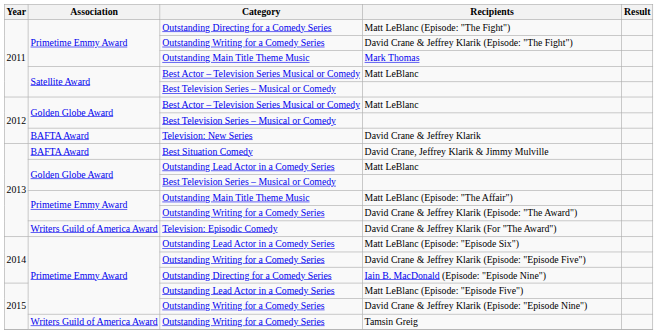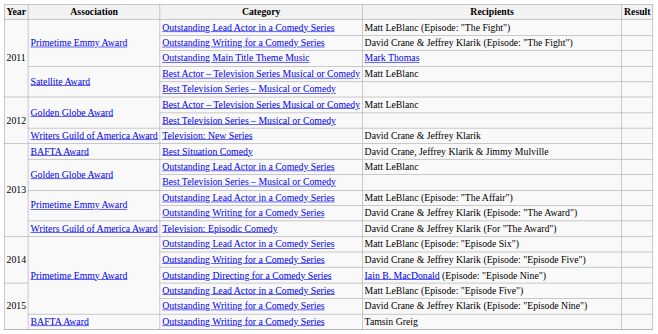(247, 27) Outstanding Directing for a Comedy Series -> (248, 27) Outstanding Lead Actor in a Comedy Series
(60, 136) BAFTA Award -> (94, 136) Writers Guild of America Award
(236, 197) Outstanding Main Title Theme Music -> (248, 197) Outstanding Lead Actor in a Comedy Series
(94, 321) Writers Guild of America Award -> (60, 321) BAFTA Award
